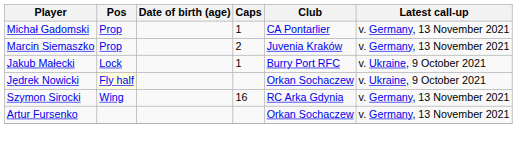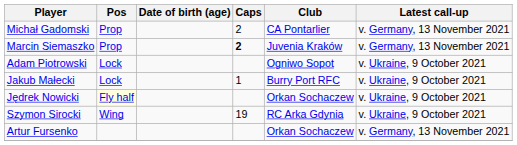(238, 30) 1 -> (238, 30) 2
(238, 47) normal -> (238, 47) bold
+ row: (47, 64)
(241, 98) 16 -> (241, 115) 19
(434, 98) v. Germany, 13 November 2021 -> (422, 115) v. Ukraine, 9 October 2021
